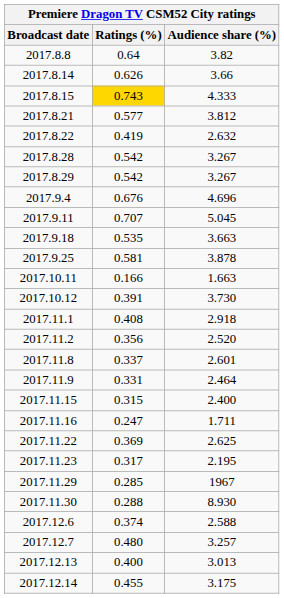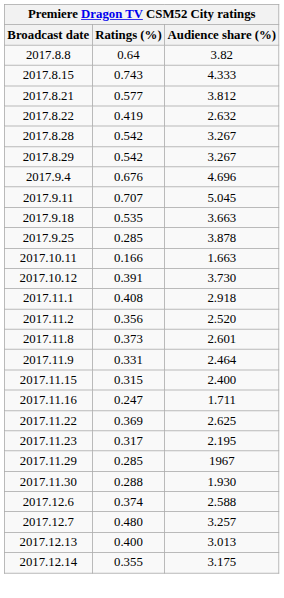- row: (48, 75)
(128, 95) gold background -> (128, 75) no background
(128, 258) 0.581 -> (128, 237) 0.285
(128, 359) 0.337 -> (128, 339) 0.373
(222, 501) 8.930 -> (222, 481) 1.930
(128, 583) 0.455 -> (128, 562) 0.355
